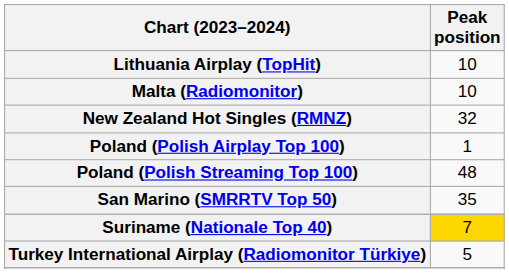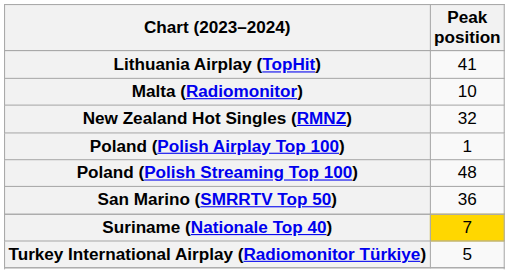(467, 64) 10 -> (467, 64) 41
(467, 200) 35 -> (467, 200) 36
